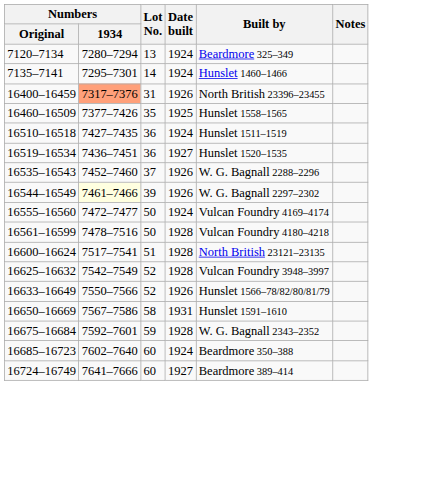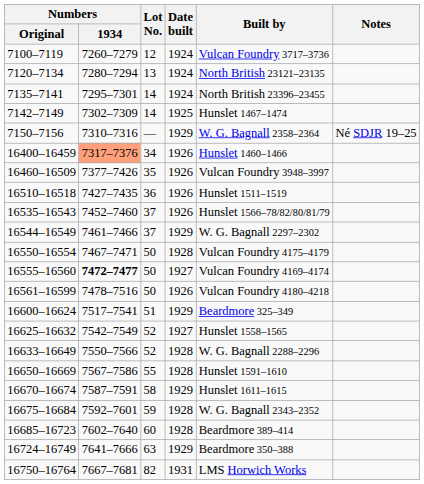+ row: (35, 53)
(246, 53) Beardmore 325–349 -> (262, 73) North British 23121–23135
(243, 73) Hunslet 1460–1466 -> (262, 93) North British 23396–23455
+ row: (35, 113)
+ row: (35, 133)
(150, 93) 31 -> (150, 152) 34
(262, 93) North British 23396–23455 -> (243, 152) Hunslet 1460–1466
(181, 113) 1925 -> (181, 172) 1926
(243, 113) Hunslet 1558–1565 -> (264, 172) Vulcan Foundry 3948–3997
(181, 133) 1924 -> (181, 192) 1926
- row: (42, 152)
(259, 172) W. G. Bagnall 2288–2296 -> (264, 212) Hunslet 1566–78/82/80/81/79
(110, 192) lightyellow background -> (110, 232) no background
(150, 192) 39 -> (150, 232) 37
(181, 192) 1926 -> (181, 232) 1929
+ row: (42, 251)
(110, 212) normal -> (110, 271) bold
(181, 212) 1924 -> (181, 271) 1927
(181, 232) 1928 -> (181, 291) 1926
(181, 251) 1928 -> (181, 311) 1929
(262, 251) North British 23121–23135 -> (246, 311) Beardmore 325–349
(181, 271) 1928 -> (181, 331) 1927
(264, 271) Vulcan Foundry 3948–3997 -> (243, 331) Hunslet 1558–1565
(181, 291) 1926 -> (181, 350) 1928
(264, 291) Hunslet 1566–78/82/80/81/79 -> (259, 350) W. G. Bagnall 2288–2296
(150, 311) 58 -> (150, 370) 55
(181, 311) 1931 -> (181, 370) 1928
+ row: (42, 390)
(181, 350) 1924 -> (181, 430) 1928
(246, 350) Beardmore 350–388 -> (246, 430) Beardmore 389–414
(150, 370) 60 -> (150, 449) 63
(181, 370) 1927 -> (181, 449) 1929
(246, 370) Beardmore 389–414 -> (246, 449) Beardmore 350–388
+ row: (42, 469)
